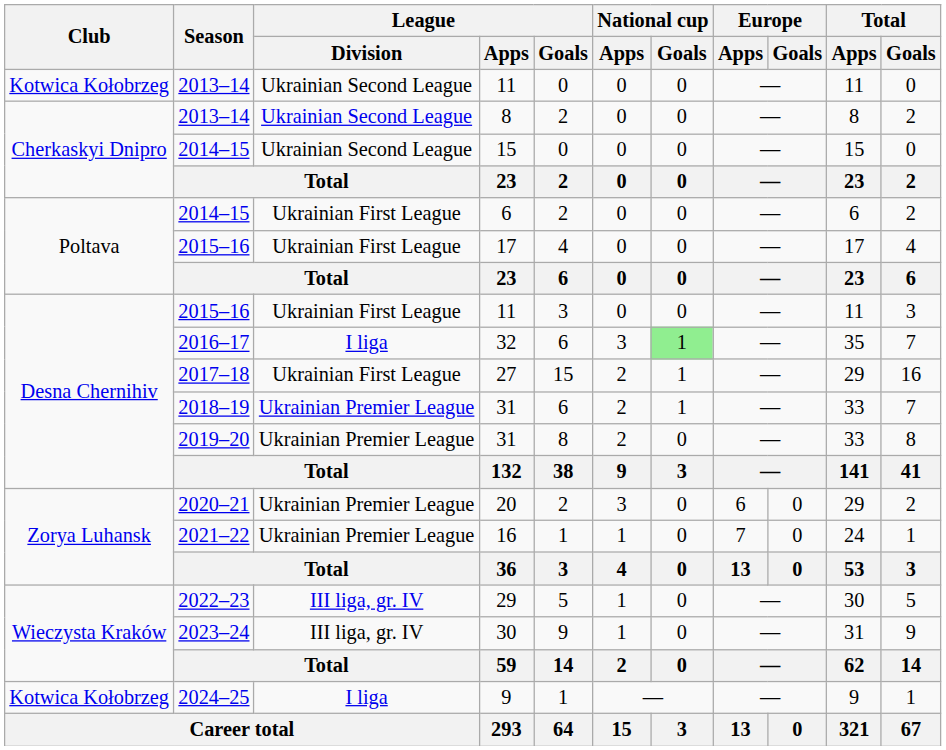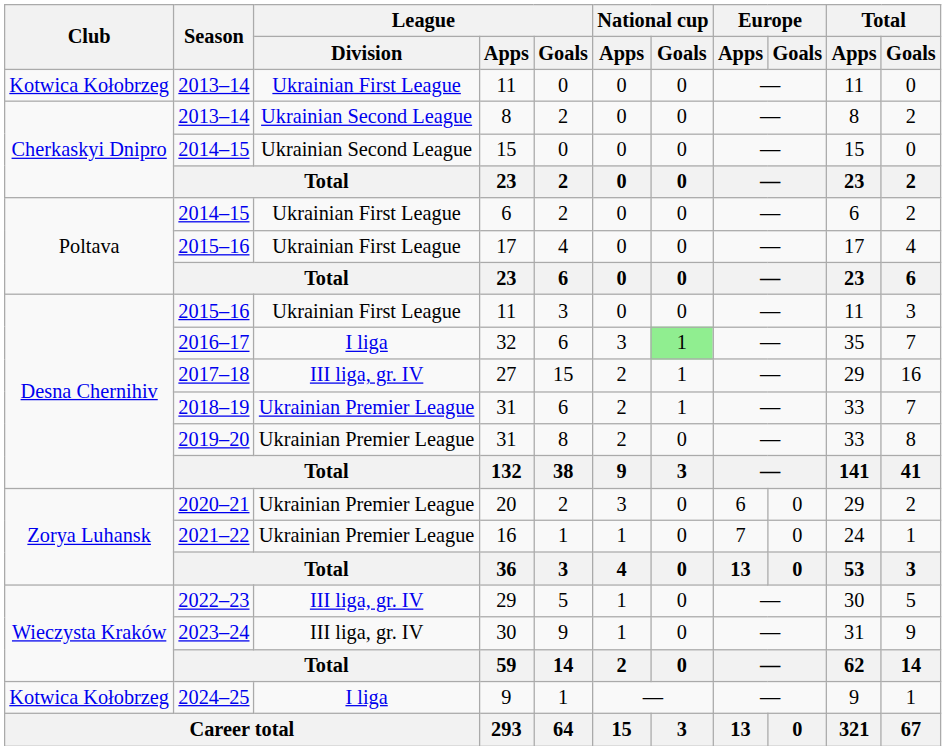(367, 85) Ukrainian Second League -> (367, 85) Ukrainian First League
(367, 375) Ukrainian First League -> (367, 375) III liga, gr. IV
